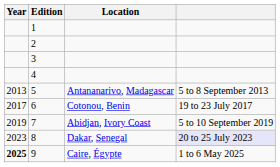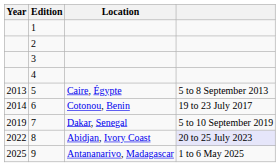(120, 91) Antananarivo, Madagascar -> (94, 91) Caire, Égypte
(17, 106) 2017 -> (17, 106) 2014
(109, 122) Abidjan, Ivory Coast -> (97, 122) Dakar, Senegal
(17, 138) 2023 -> (17, 138) 2022
(97, 138) Dakar, Senegal -> (109, 138) Abidjan, Ivory Coast
(17, 153) bold -> (17, 153) normal
(94, 153) Caire, Égypte -> (120, 153) Antananarivo, Madagascar
